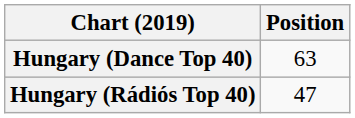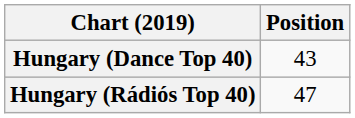(305, 58) 63 -> (305, 58) 43
